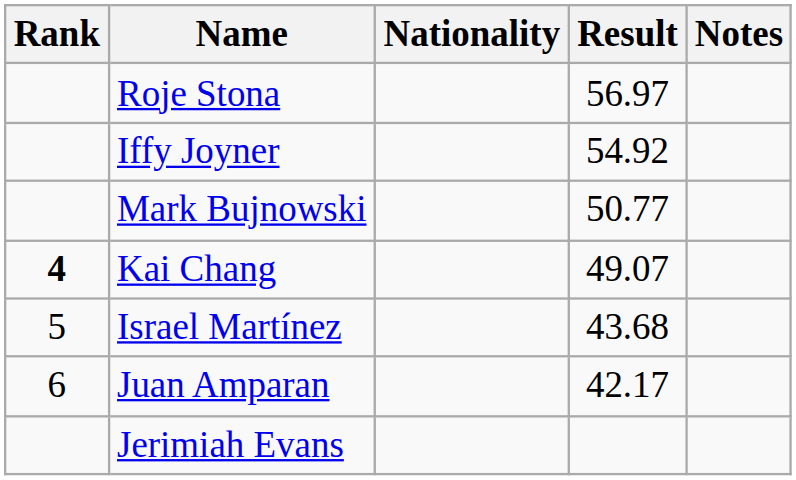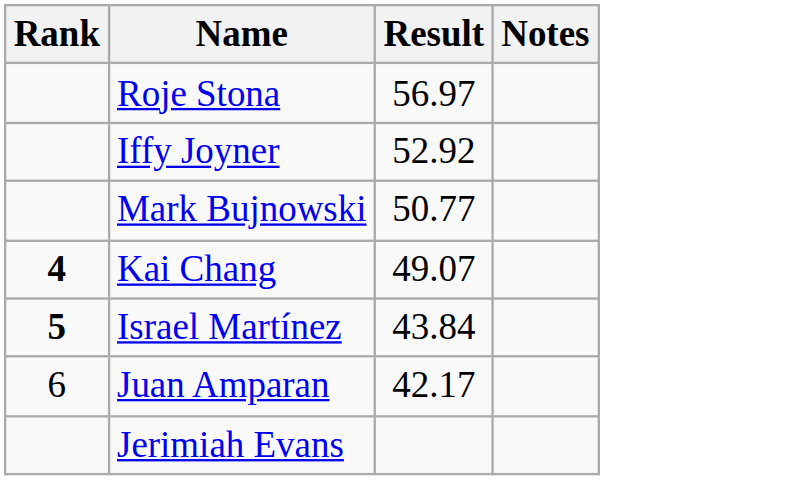- column: (472, 33)
(627, 151) 54.92 -> (434, 151) 52.92
(57, 326) normal -> (57, 326) bold
(627, 326) 43.68 -> (434, 326) 43.84
